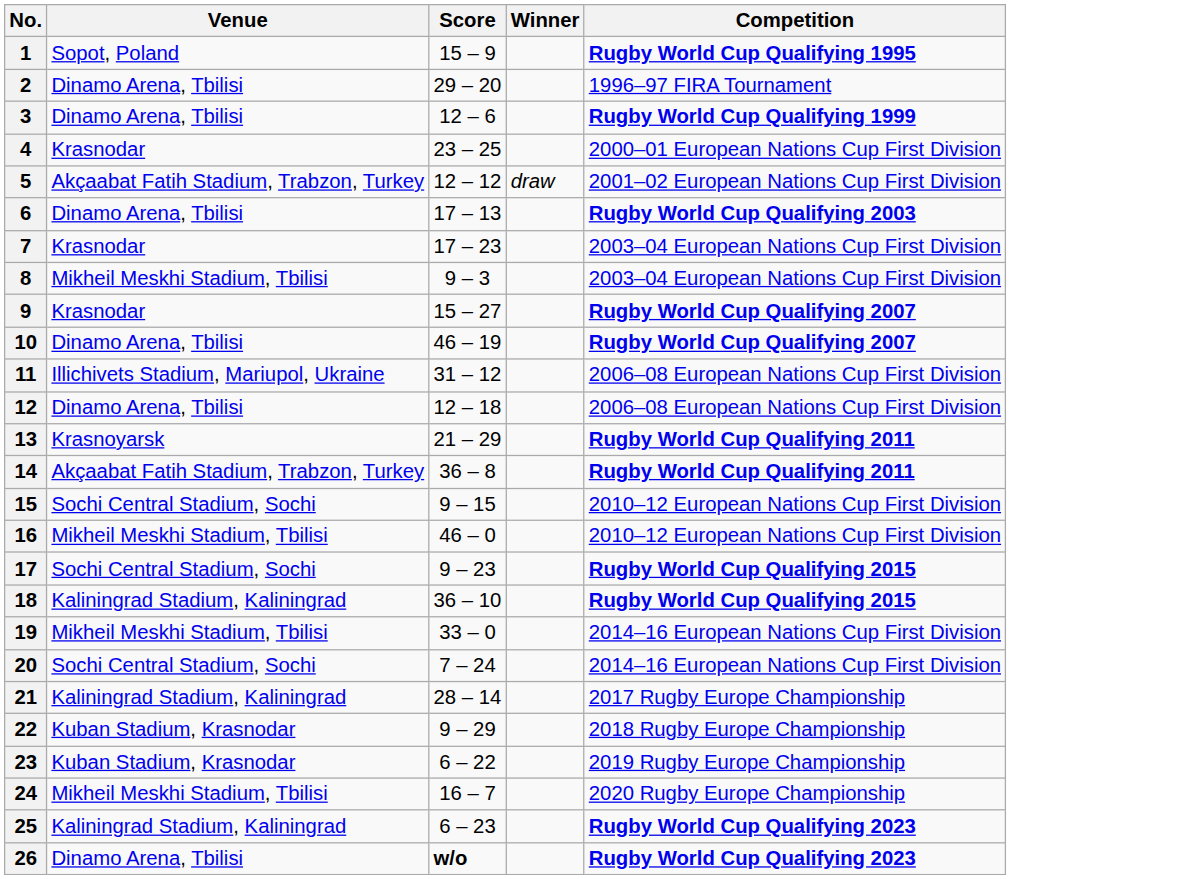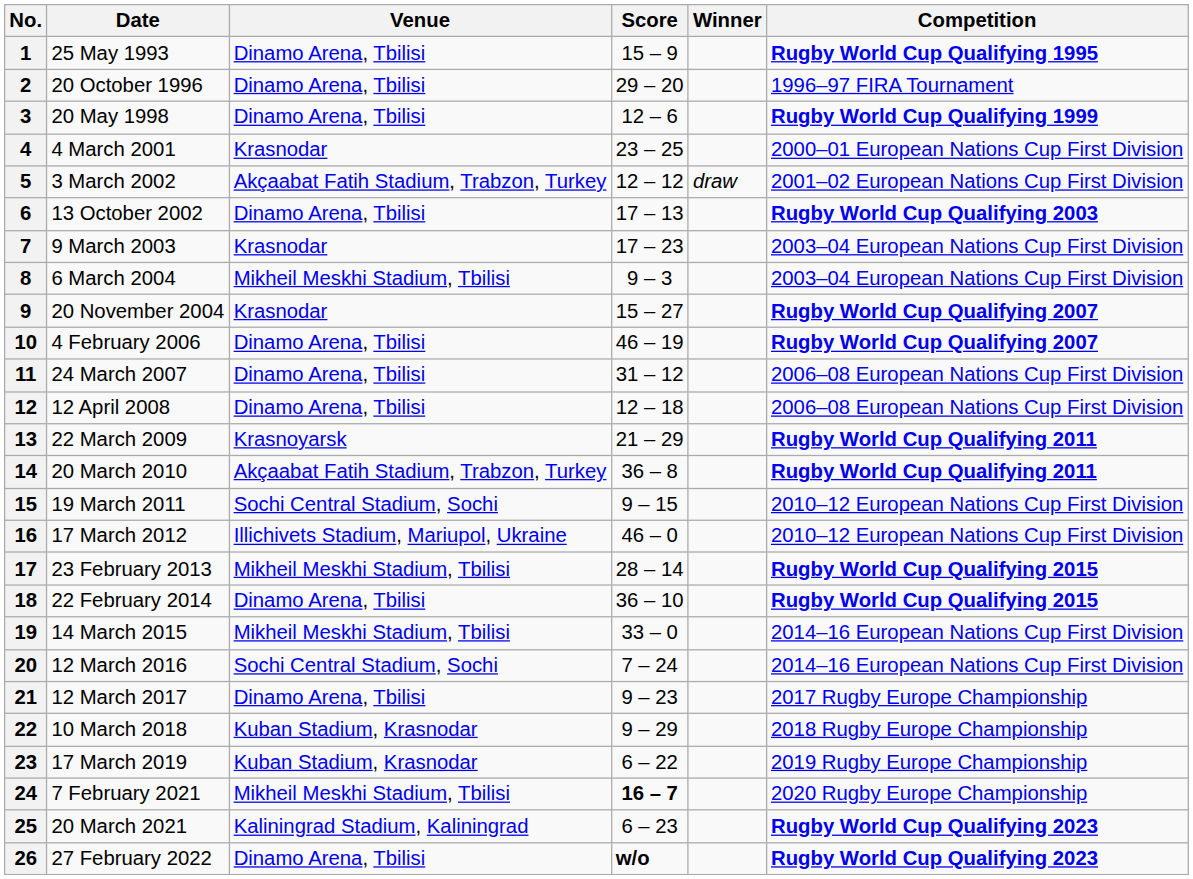+ column: (138, 20)
(115, 52) Sopot, Poland -> (329, 52) Dinamo Arena, Tbilisi
(218, 375) Illichivets Stadium, Mariupol, Ukraine -> (329, 375) Dinamo Arena, Tbilisi
(190, 536) Mikheil Meskhi Stadium, Tbilisi -> (400, 536) Illichivets Stadium, Mariupol, Ukraine
(184, 568) Sochi Central Stadium, Sochi -> (372, 568) Mikheil Meskhi Stadium, Tbilisi
(467, 568) 9 – 23 -> (650, 568) 28 – 14
(199, 600) Kaliningrad Stadium, Kaliningrad -> (329, 600) Dinamo Arena, Tbilisi
(199, 697) Kaliningrad Stadium, Kaliningrad -> (329, 697) Dinamo Arena, Tbilisi
(467, 697) 28 – 14 -> (650, 697) 9 – 23
(467, 794) normal -> (650, 794) bold
